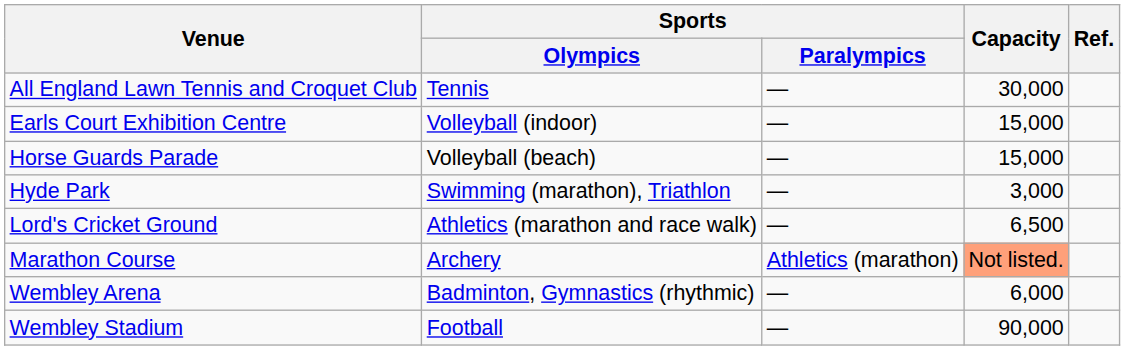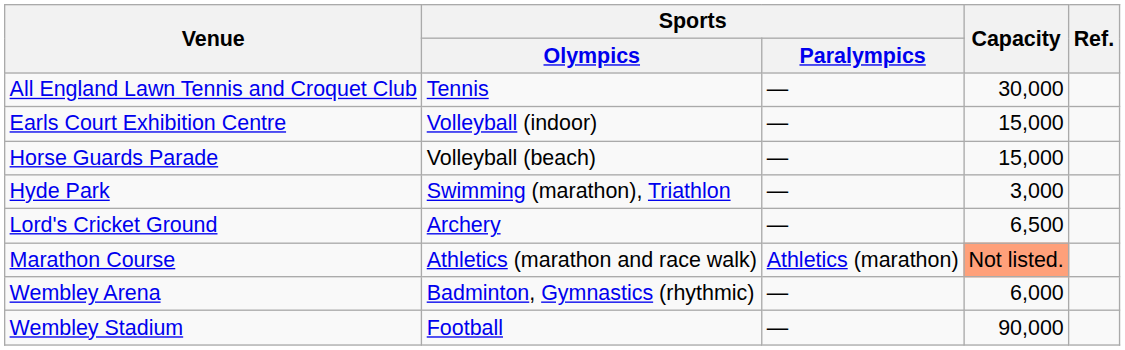(592, 225) Athletics (marathon and race walk) -> (464, 225) Archery
(464, 259) Archery -> (592, 259) Athletics (marathon and race walk)
